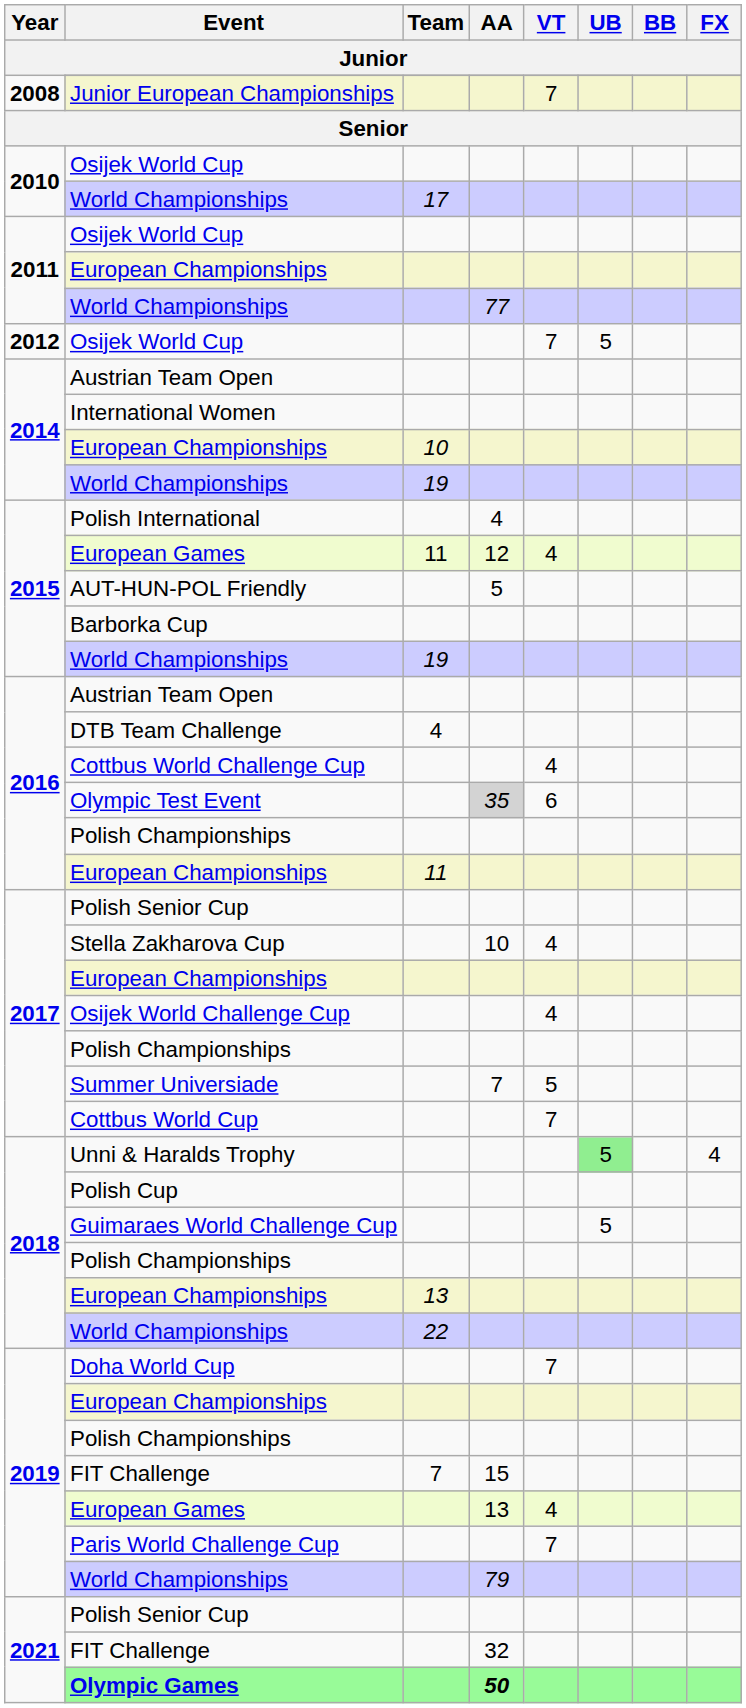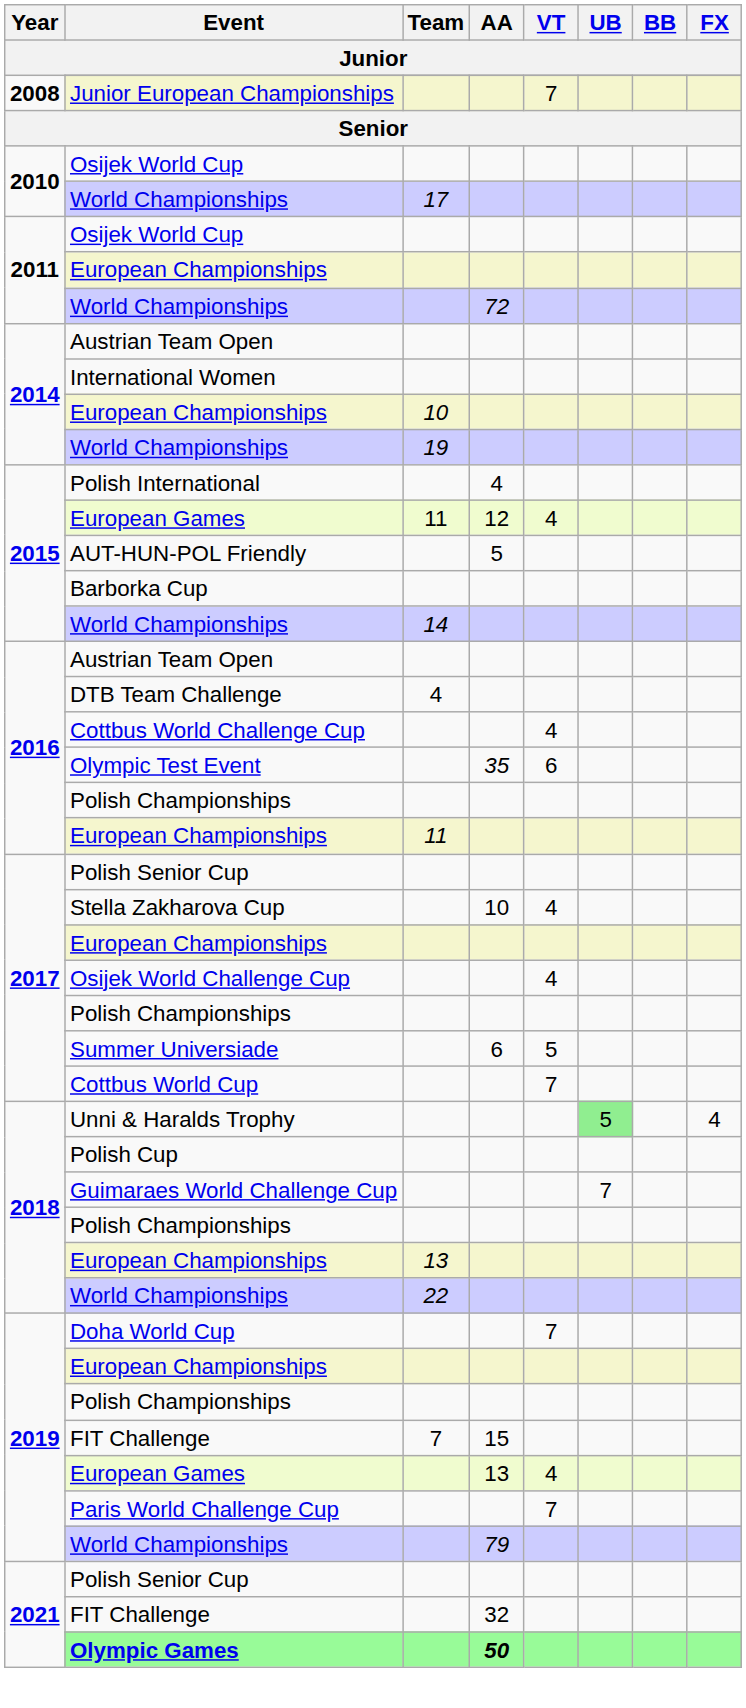(497, 306) 77 -> (497, 306) 72
- row: (35, 341)
(436, 659) 19 -> (436, 624) 14
(497, 801) lightgrey background -> (497, 765) no background
(497, 1084) 7 -> (497, 1048) 6
(606, 1225) 5 -> (606, 1190) 7
